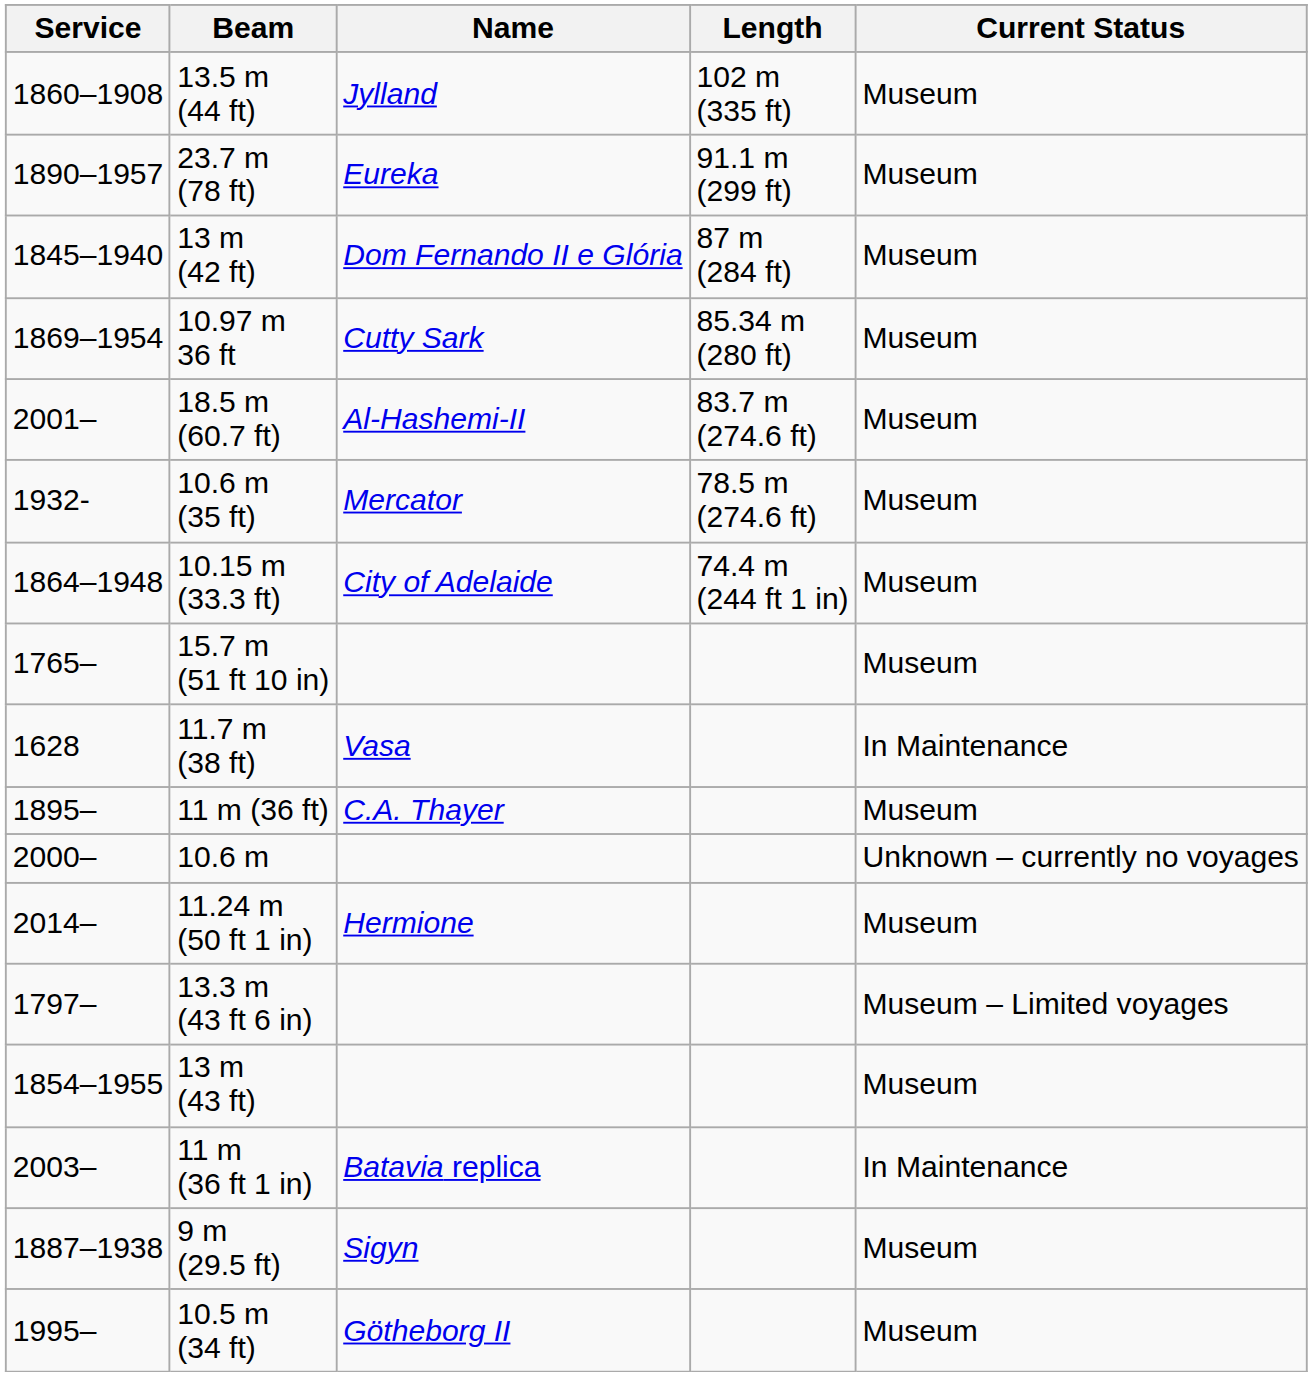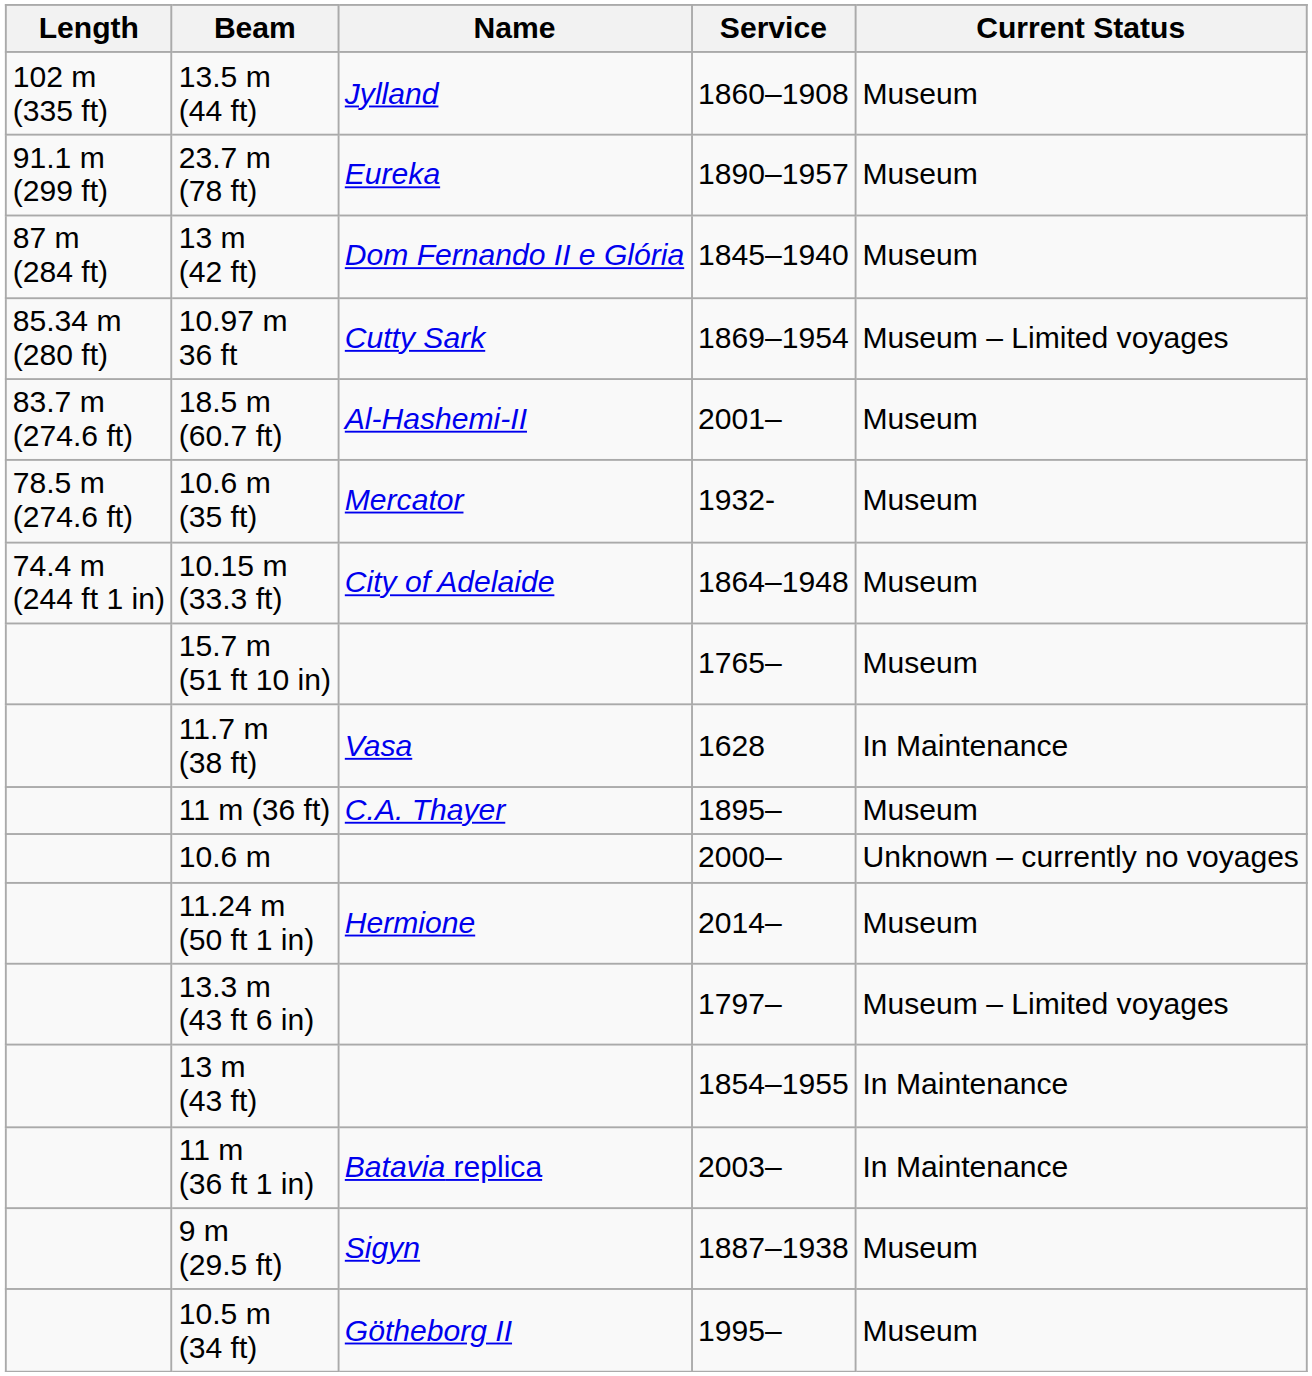columns swapped: (773, 28) <-> (88, 28)
(920, 337) Museum -> (1046, 337) Museum – Limited voyages
(920, 1085) Museum -> (965, 1085) In Maintenance
